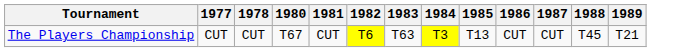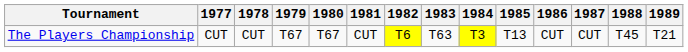+ column: (291, 15)
